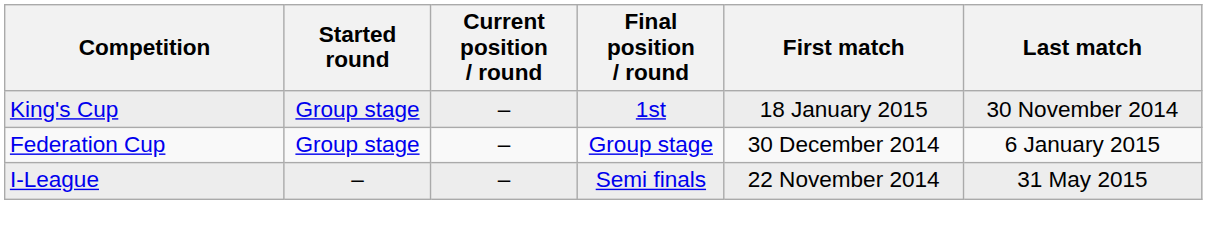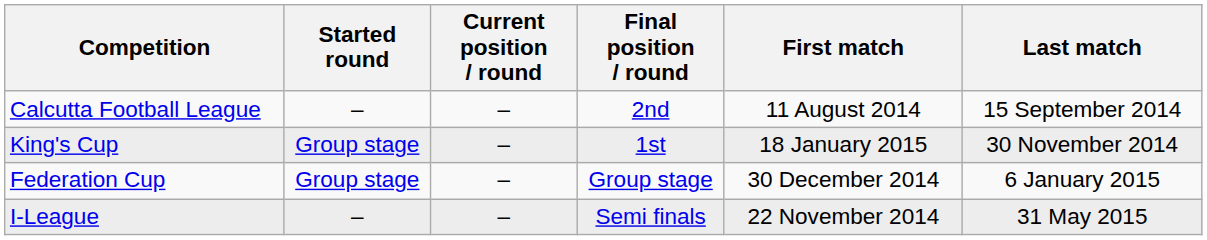+ row: (135, 108)
